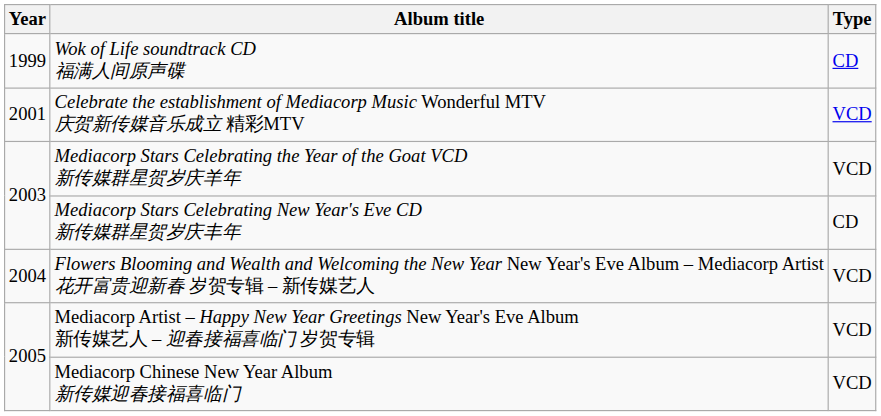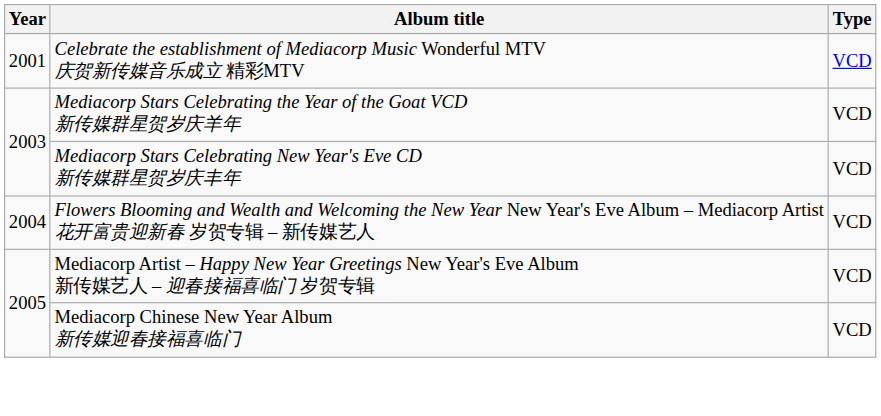- row: (155, 59)
(845, 222) CD -> (852, 168) VCD
